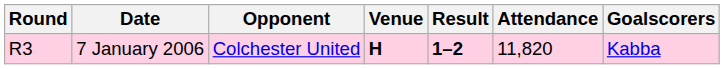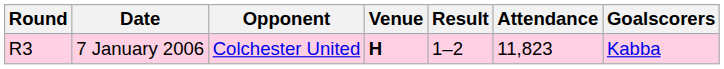(447, 48) bold -> (447, 48) normal
(525, 48) 11,820 -> (525, 48) 11,823
